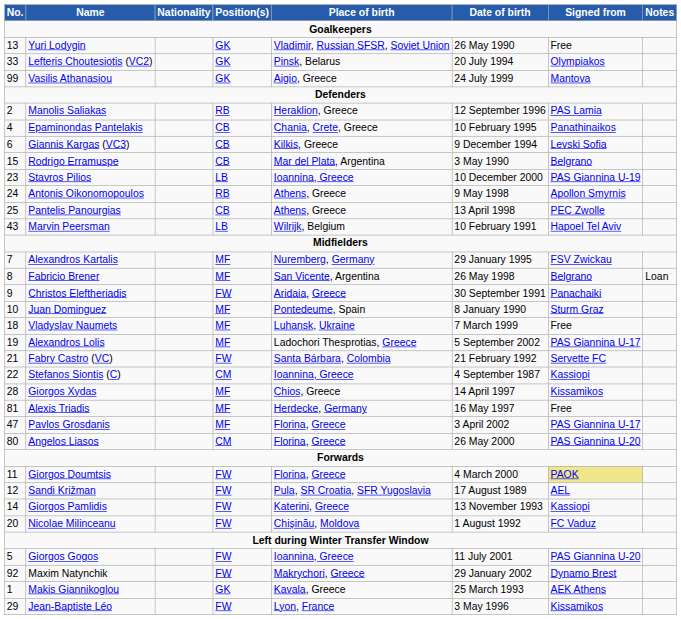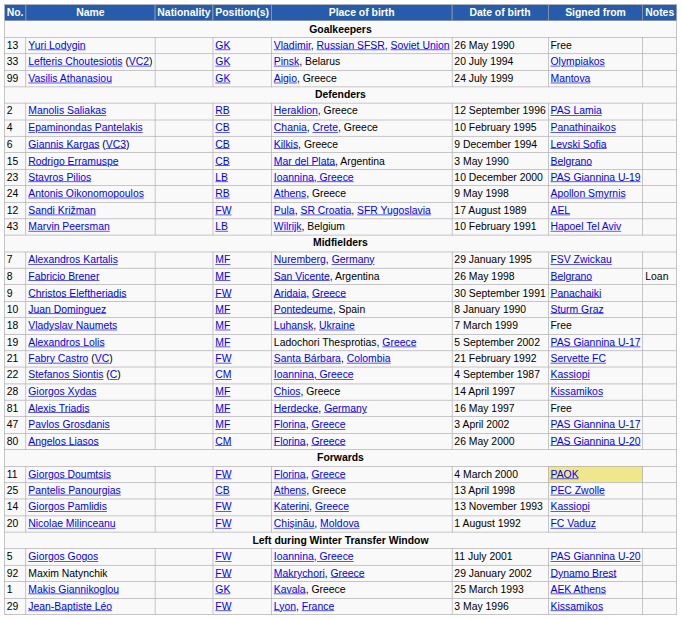rows swapped: (75, 210) <-> (62, 491)
